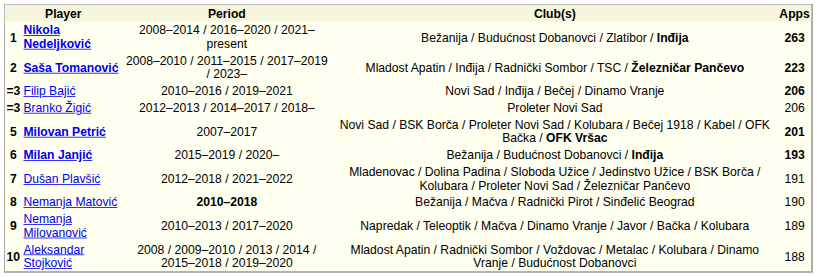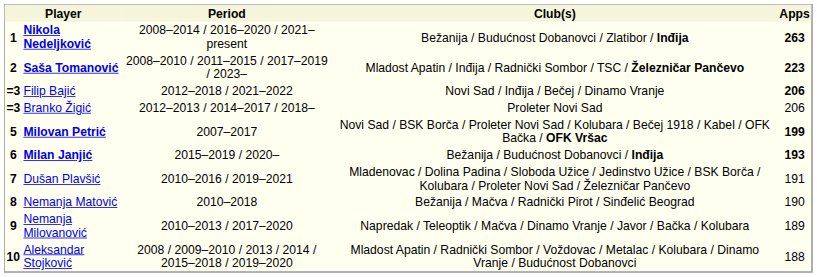(227, 91) 2010–2016 / 2019–2021 -> (227, 91) 2012–2018 / 2021–2022
(795, 131) 201 -> (795, 131) 199
(227, 179) 2012–2018 / 2021–2022 -> (227, 179) 2010–2016 / 2019–2021
(227, 202) bold -> (227, 202) normal
